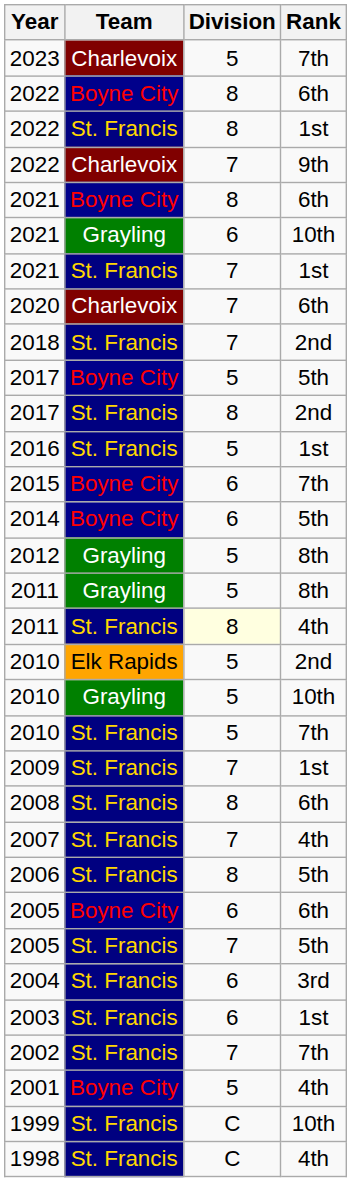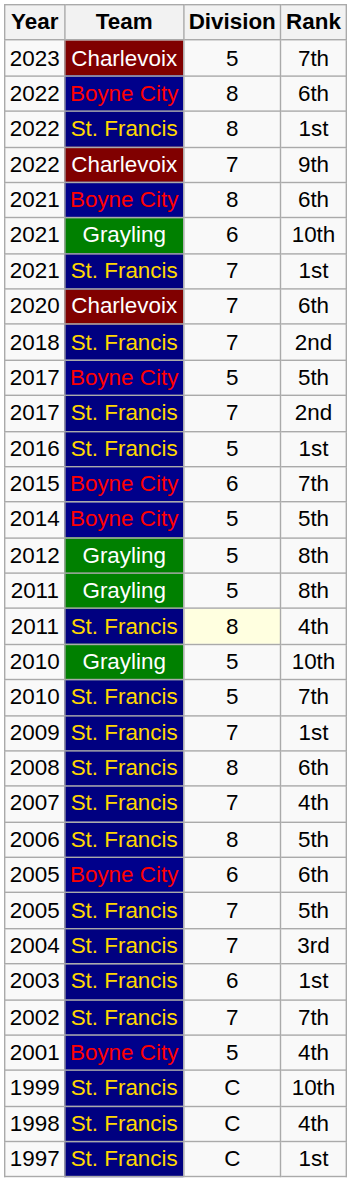(232, 413) 8 -> (232, 413) 7
(232, 519) 6 -> (232, 519) 5
- row: (35, 661)
(232, 981) 6 -> (232, 945) 7
+ row: (35, 1159)
